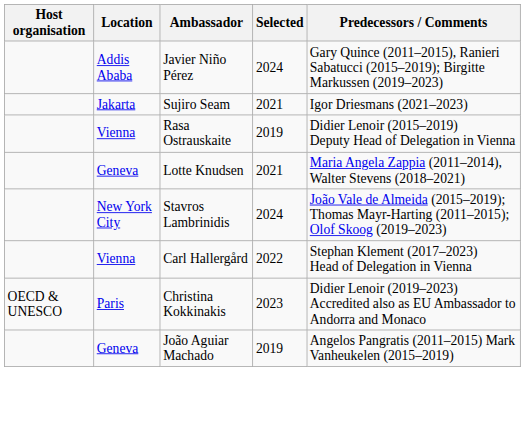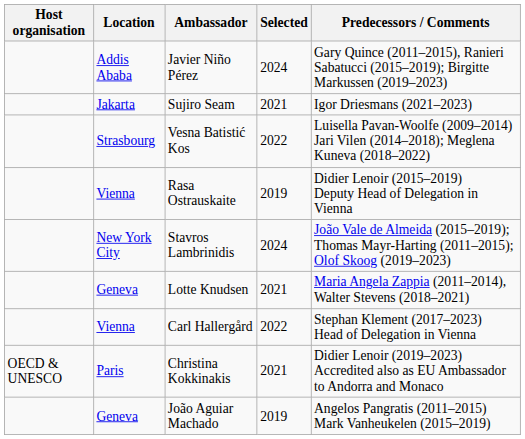+ row: (207, 141)
rows swapped: (196, 214) <-> (203, 170)
(270, 303) 2023 -> (274, 371) 2021
